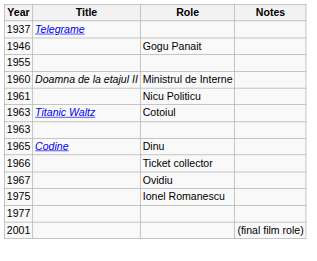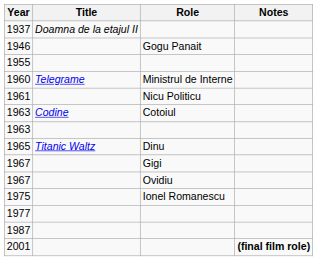(60, 29) Telegrame -> (86, 29) Doamna de la etajul II
(86, 79) Doamna de la etajul II -> (60, 79) Telegrame
(65, 113) Titanic Waltz -> (52, 113) Codine
(52, 146) Codine -> (65, 146) Titanic Waltz
- row: (19, 163)
+ row: (19, 163)
+ row: (19, 230)
(271, 230) normal -> (274, 247) bold
